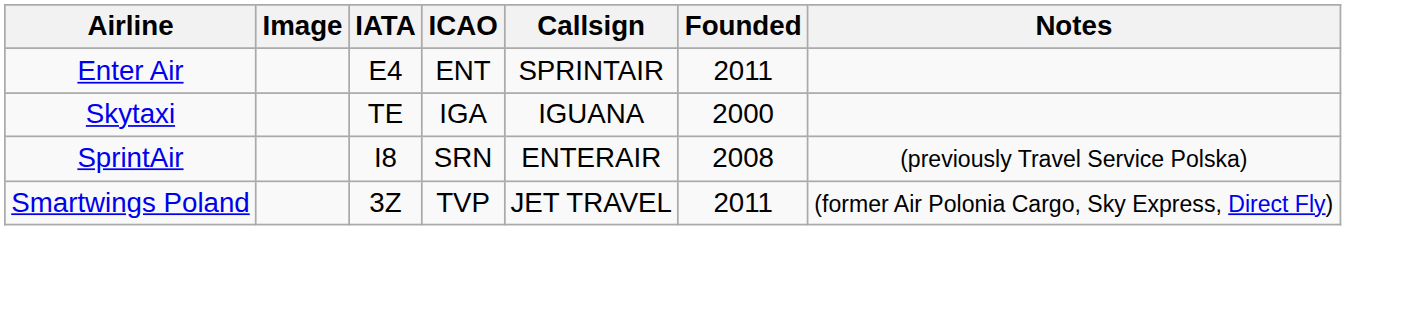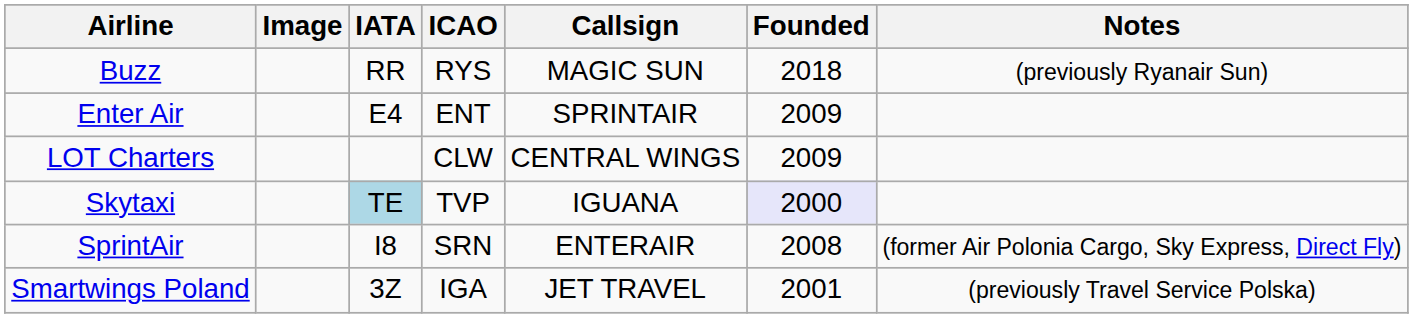+ row: (130, 70)
(743, 70) 2011 -> (811, 114) 2009
+ row: (130, 158)
(385, 114) no background -> (385, 202) lightblue background
(463, 114) IGA -> (463, 202) TVP
(743, 114) no background -> (811, 202) lavender background
(1074, 159) (previously Travel Service Polska) -> (1142, 247) (former Air Polonia Cargo, Sky Express, Direct Fly)
(463, 202) TVP -> (463, 289) IGA
(743, 202) 2011 -> (811, 289) 2001
(1074, 203) (former Air Polonia Cargo, Sky Express, Direct Fly) -> (1142, 291) (previously Travel Service Polska)
